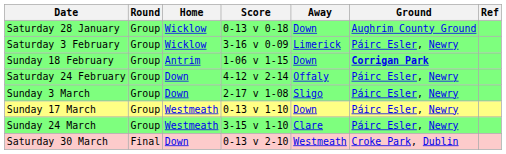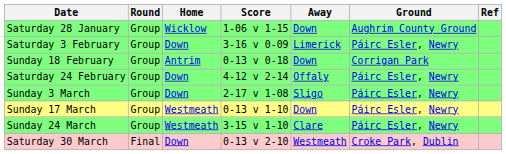(256, 29) 0-13 v 0-18 -> (256, 29) 1-06 v 1-15
(186, 45) Wicklow -> (177, 45) Down
(256, 61) 1-06 v 1-15 -> (256, 61) 0-13 v 0-18
(390, 61) bold -> (390, 61) normal
